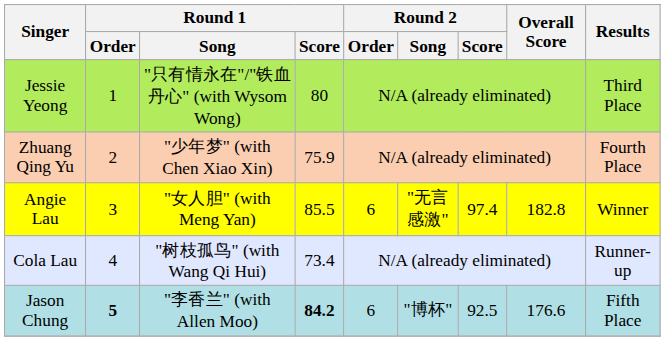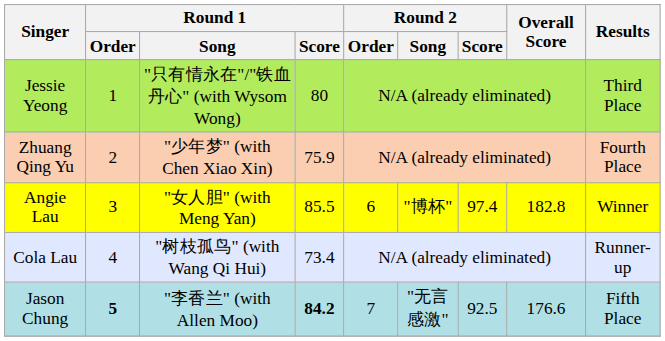(428, 208) "无言感激" -> (428, 206) "博杯"
(371, 310) 6 -> (371, 308) 7
(428, 310) "博杯" -> (428, 308) "无言感激"
